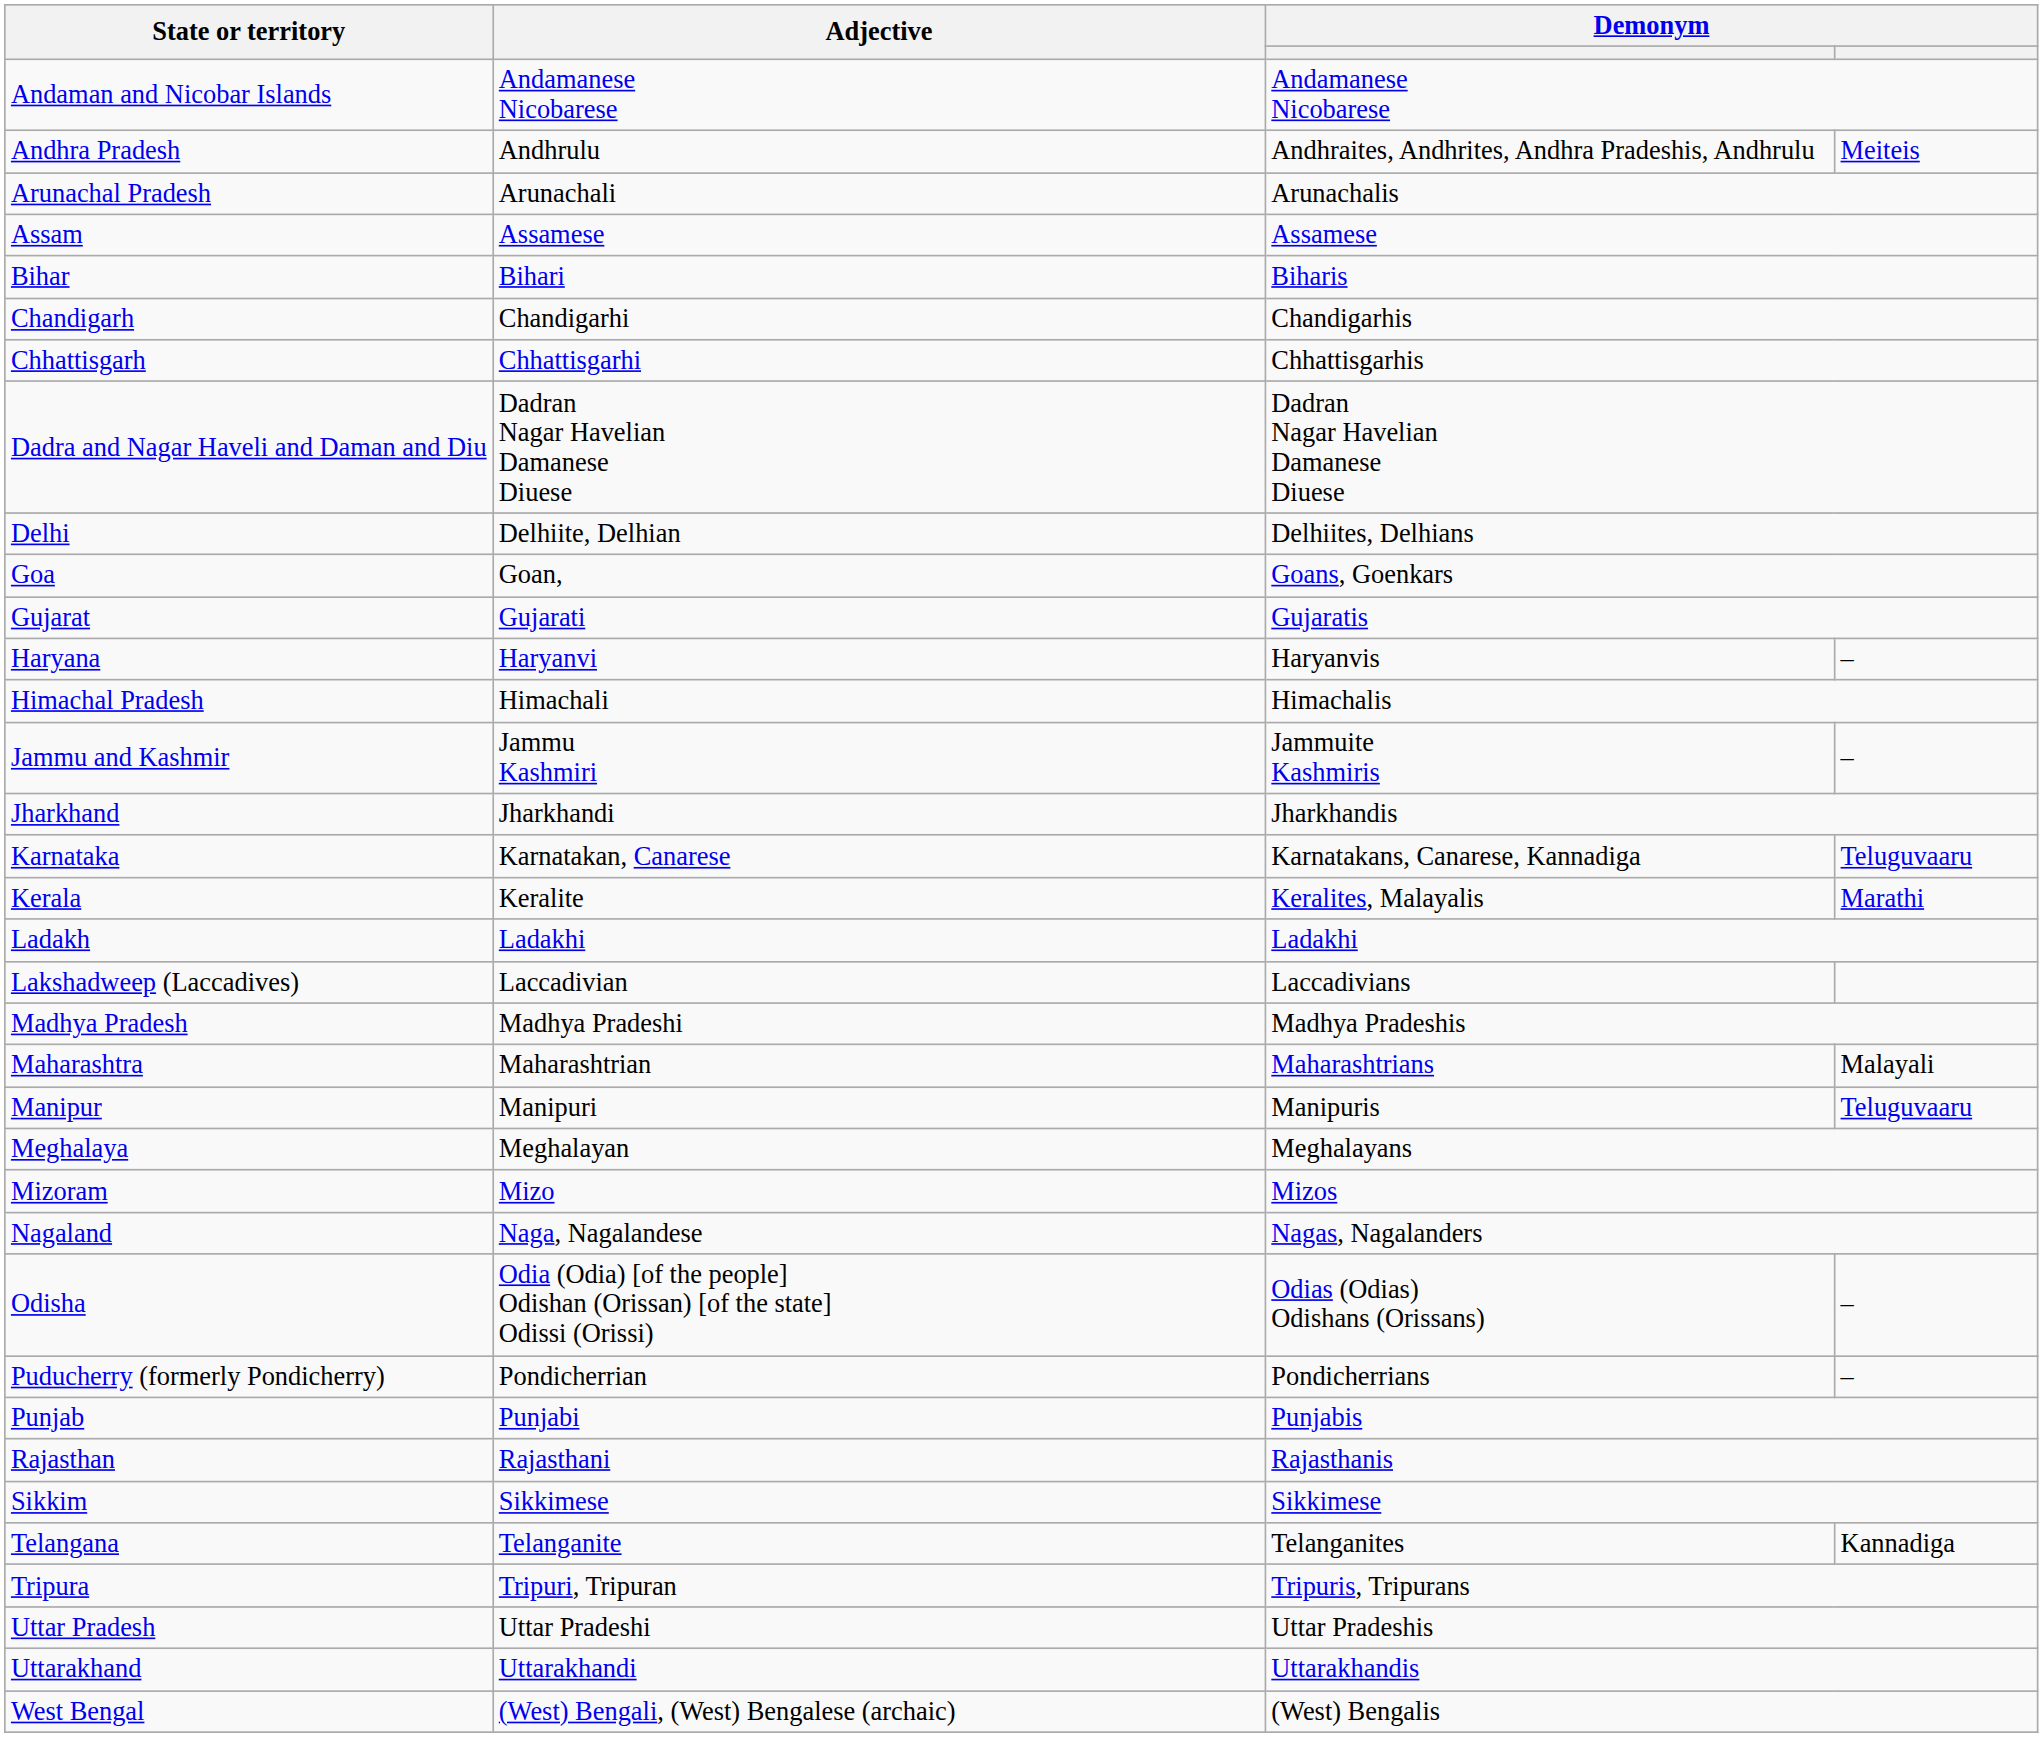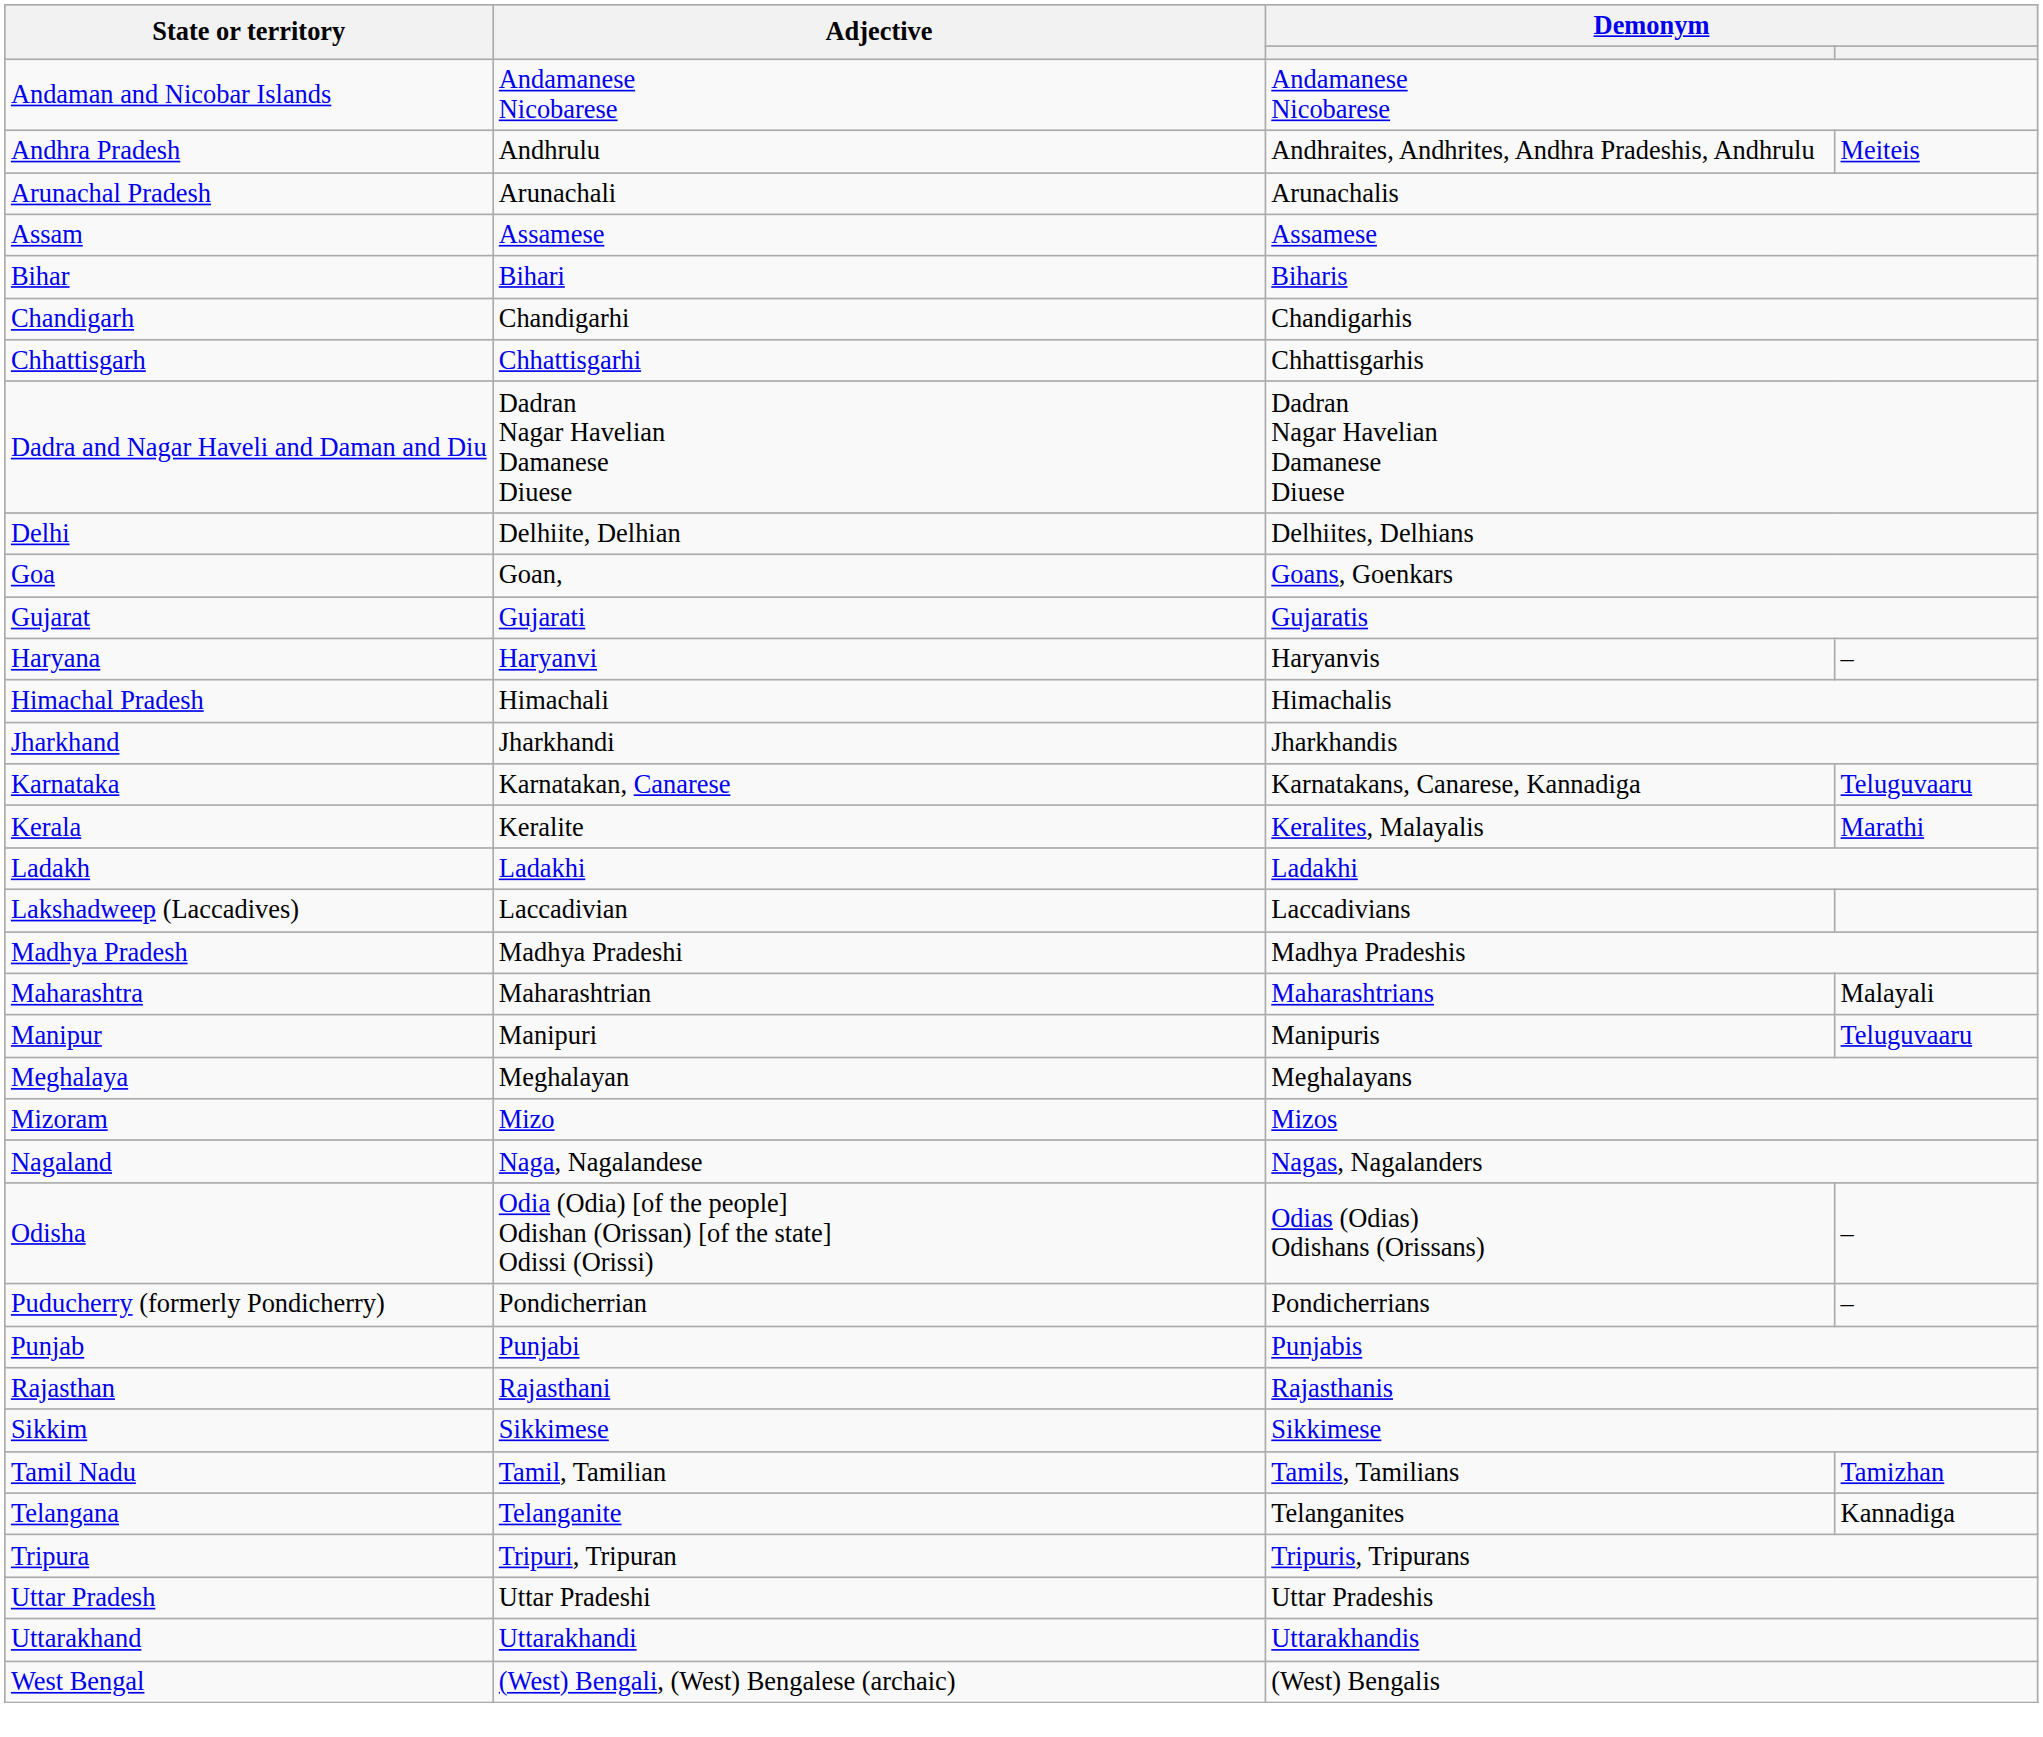- row: (120, 757)
+ row: (73, 1471)
